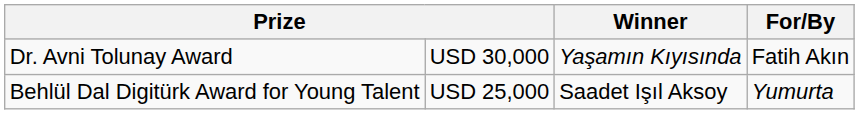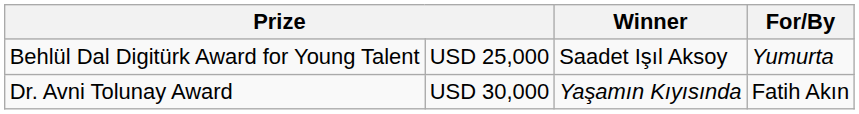rows swapped: (121, 56) <-> (215, 91)
